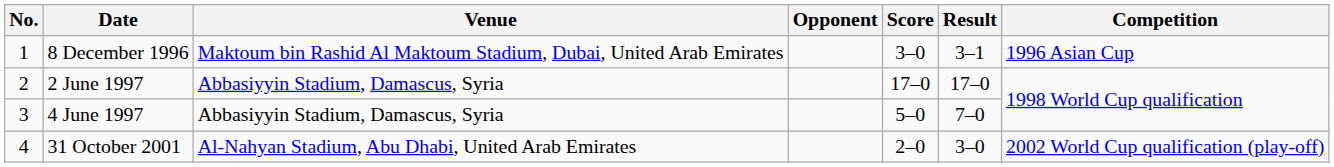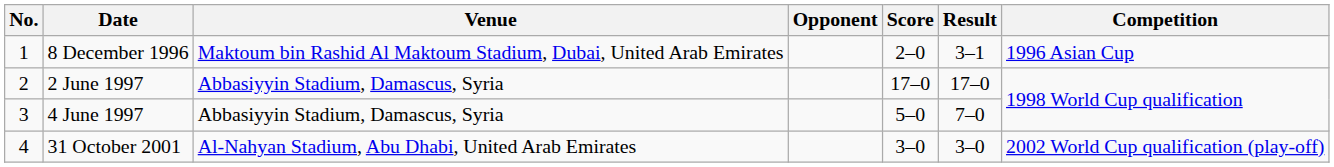(910, 51) 3–0 -> (910, 51) 2–0
(910, 146) 2–0 -> (910, 146) 3–0
